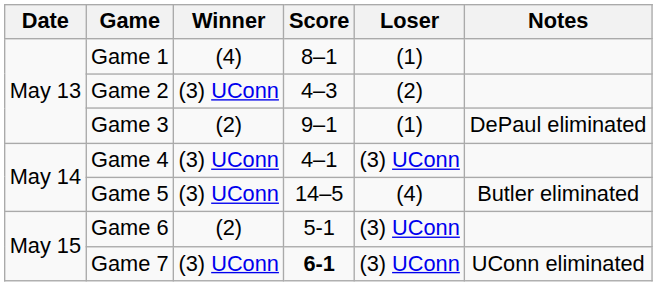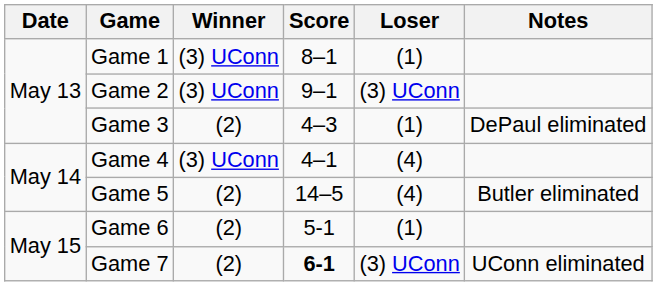(229, 56) (4) -> (229, 56) (3) UConn
(319, 90) 4–3 -> (319, 90) 9–1
(410, 90) (2) -> (410, 90) (3) UConn
(319, 125) 9–1 -> (319, 125) 4–3
(410, 159) (3) UConn -> (410, 159) (4)
(229, 194) (3) UConn -> (229, 194) (2)
(410, 228) (3) UConn -> (410, 228) (1)
(229, 263) (3) UConn -> (229, 263) (2)
